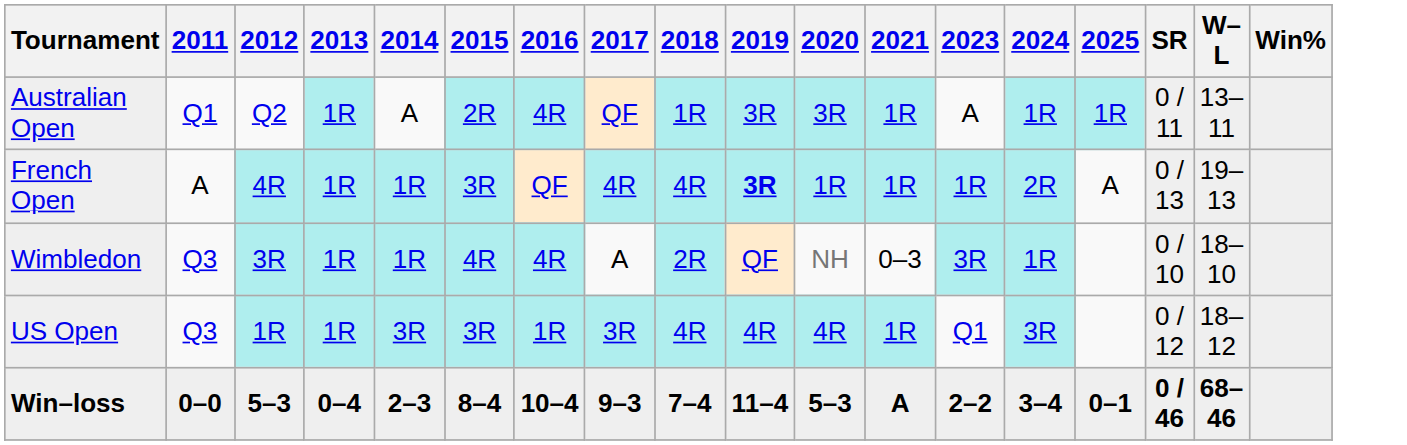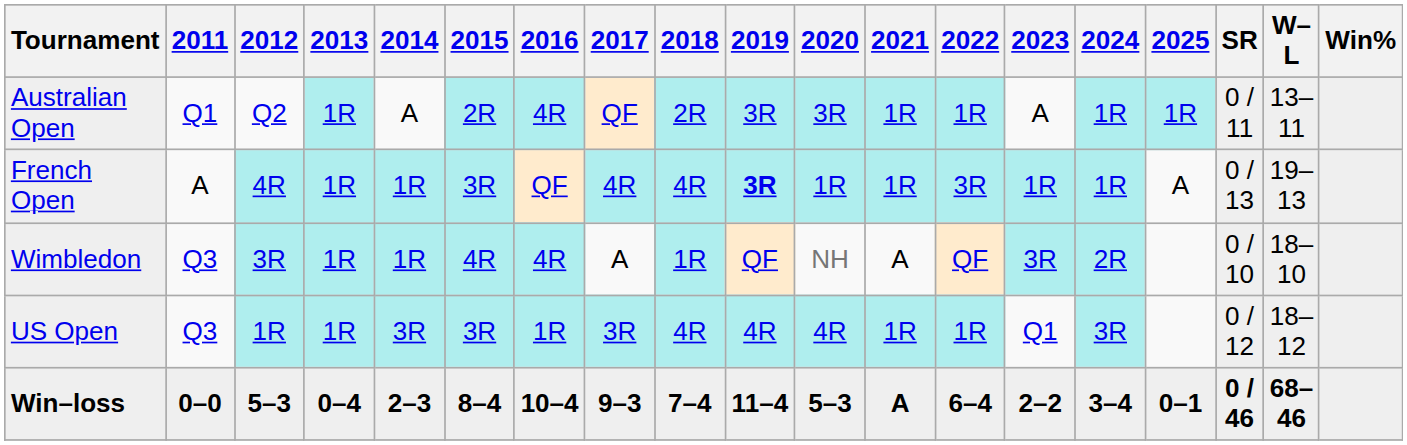+ column: (970, 40)
(690, 112) 1R -> (690, 112) 2R
(1040, 185) 2R -> (1110, 185) 1R
(690, 257) 2R -> (690, 257) 1R
(900, 257) 0–3 -> (900, 257) A
(1040, 257) 1R -> (1110, 257) 2R
